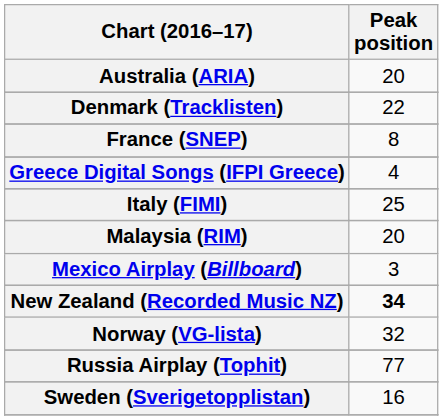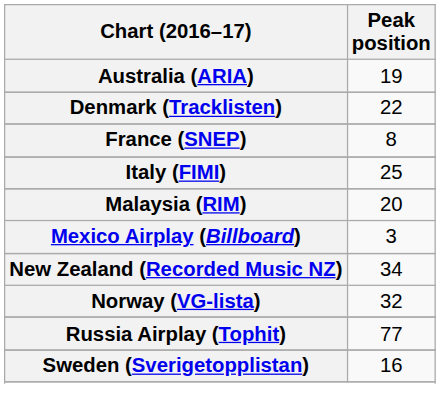(394, 75) 20 -> (391, 75) 19
- row: (177, 172)
(394, 301) bold -> (391, 269) normal
